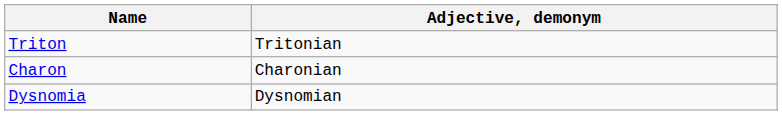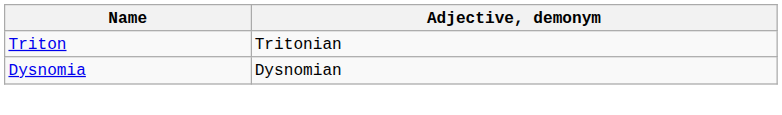- row: (37, 70)
